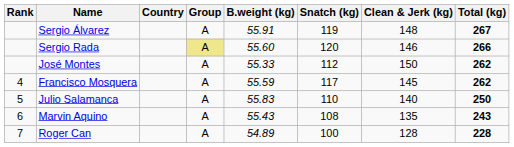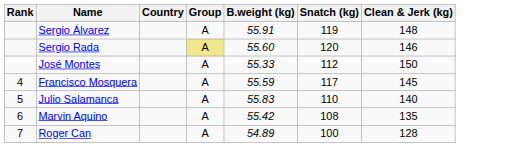- column: (482, 13)
(261, 116) 55.43 -> (261, 116) 55.42
